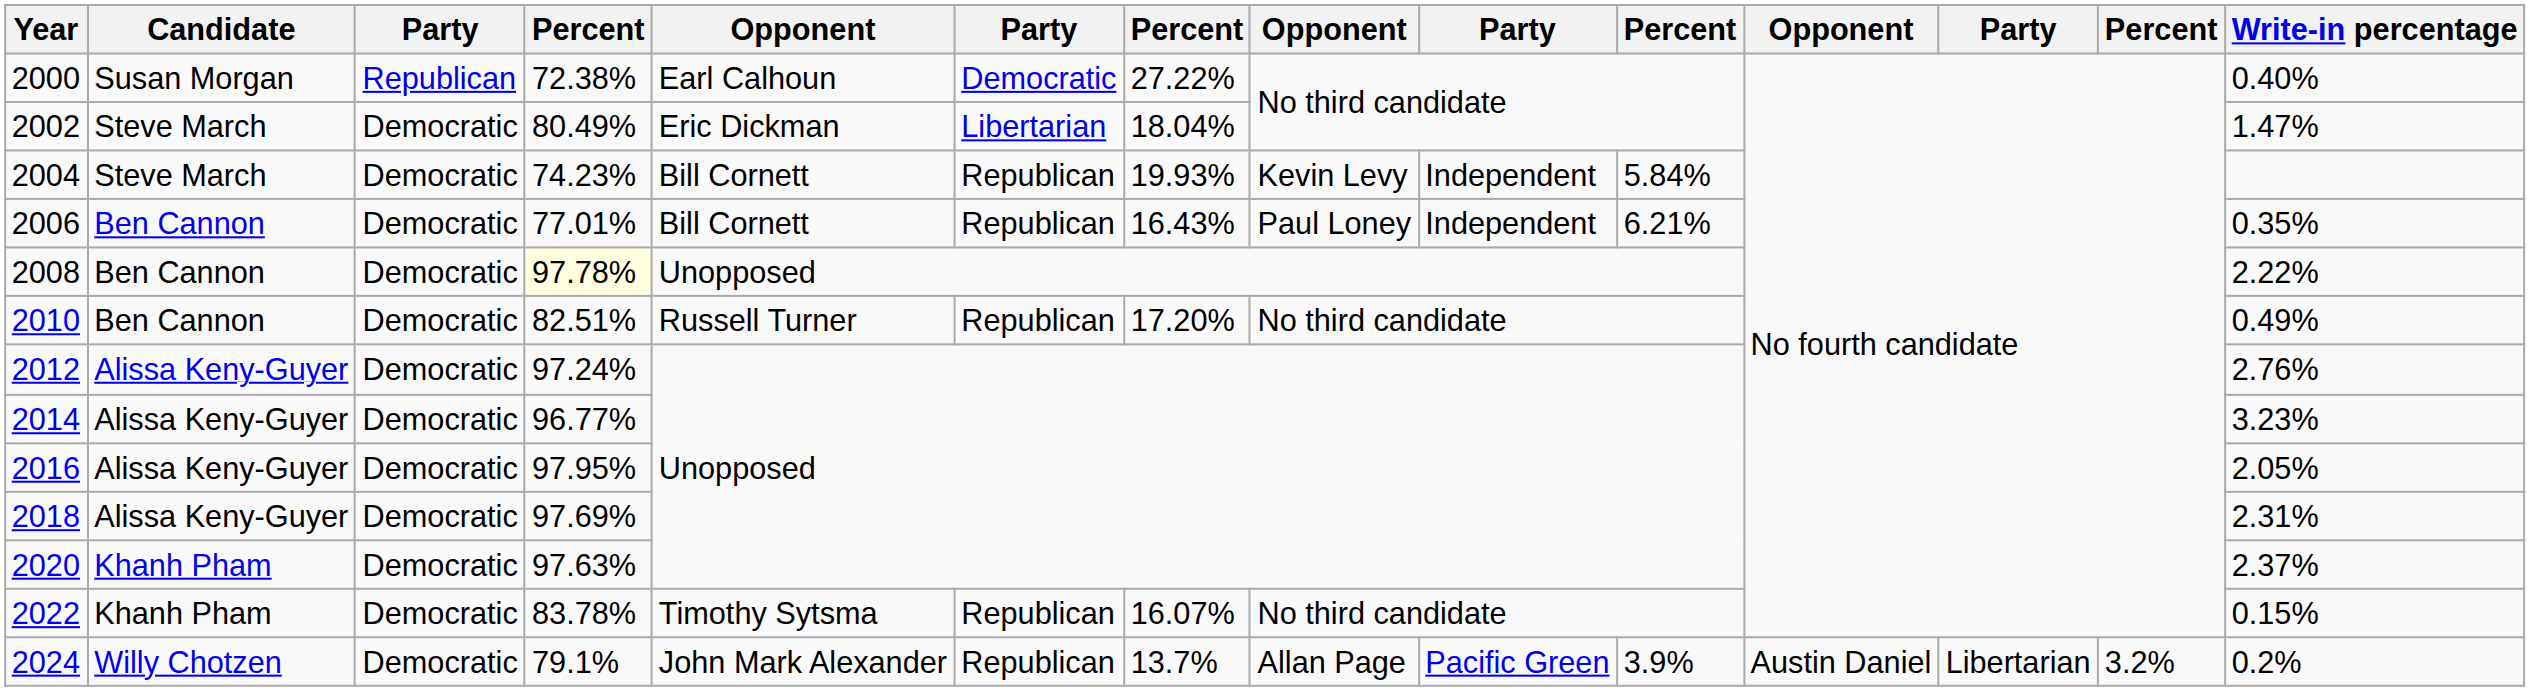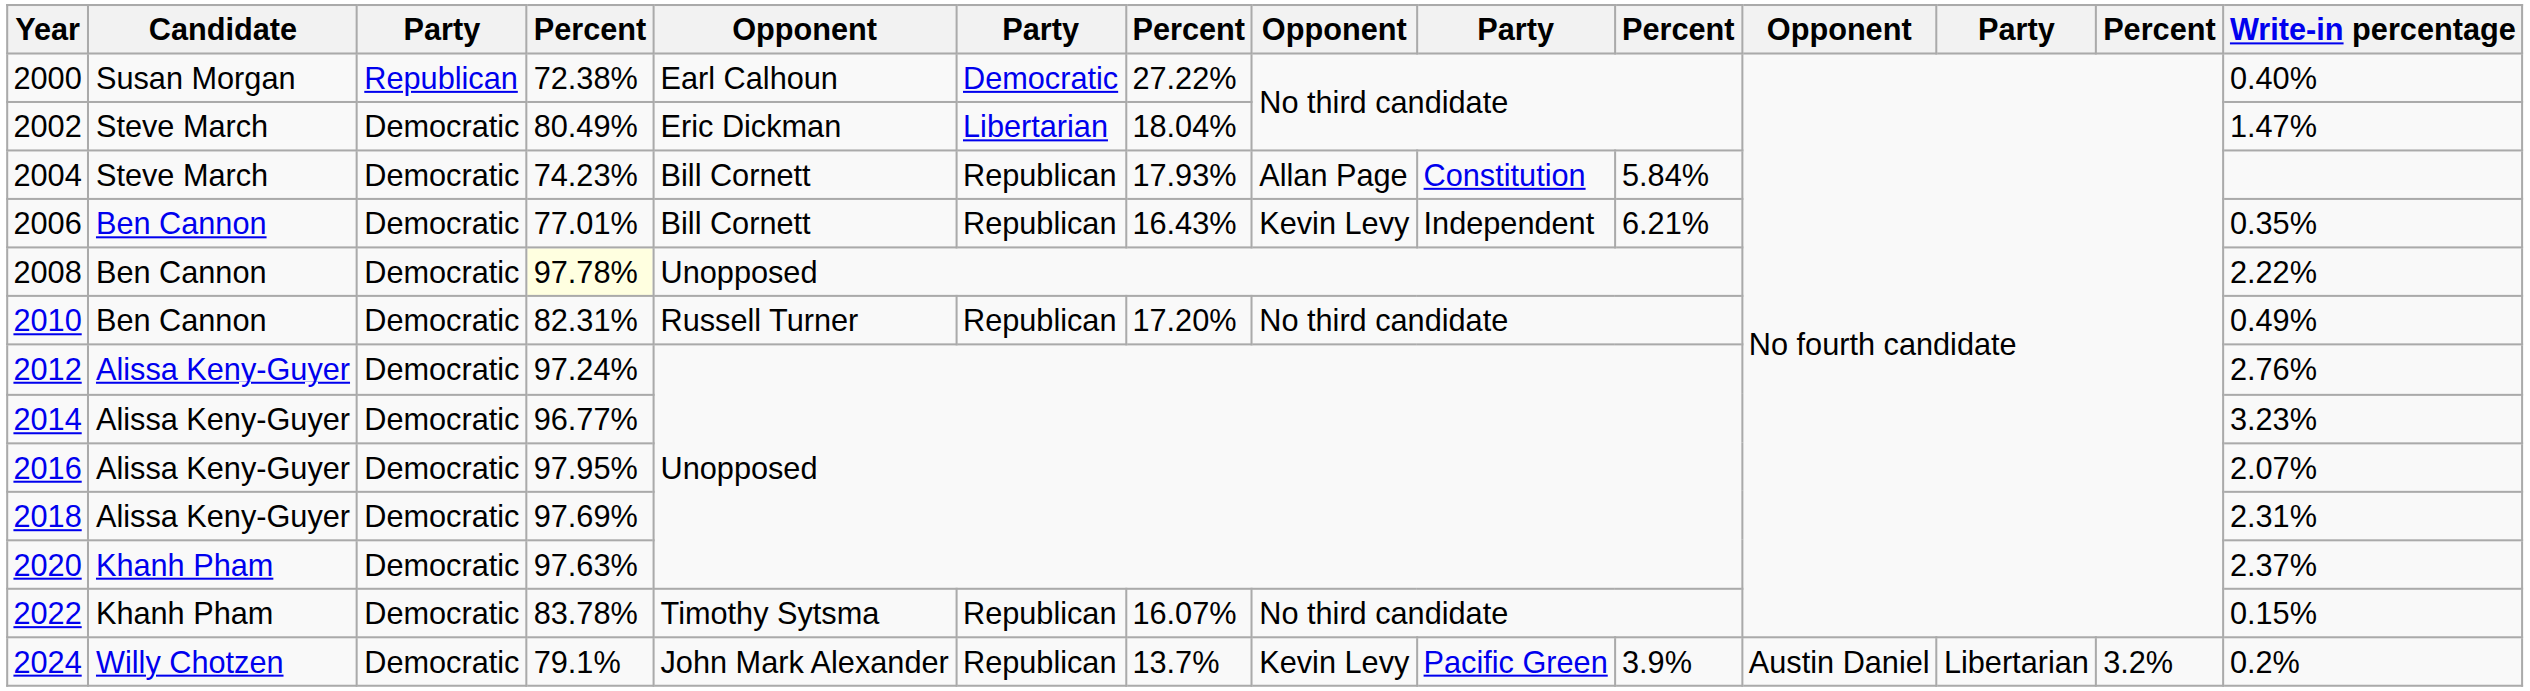(1183, 175) 19.93% -> (1184, 175) 17.93%
(1333, 175) Kevin Levy -> (1333, 175) Allan Page
(1511, 175) Independent -> (1505, 175) Constitution
(1334, 224) Paul Loney -> (1334, 224) Kevin Levy
(584, 321) 82.51% -> (586, 321) 82.31%
(2275, 467) 2.05% -> (2273, 467) 2.07%
(1332, 661) Allan Page -> (1334, 661) Kevin Levy
